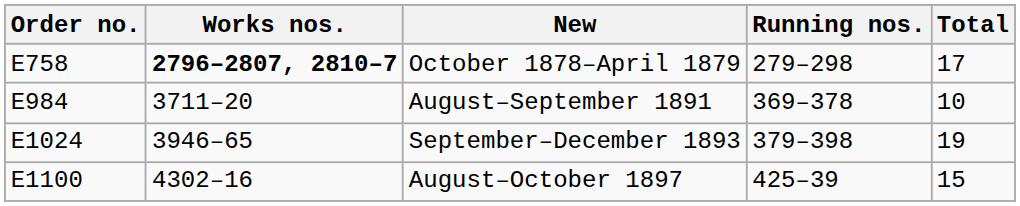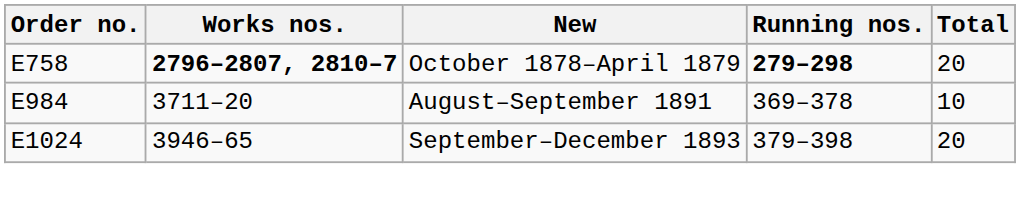(803, 64) normal -> (803, 64) bold
(951, 64) 17 -> (951, 64) 20
(951, 142) 19 -> (951, 142) 20
- row: (546, 181)
